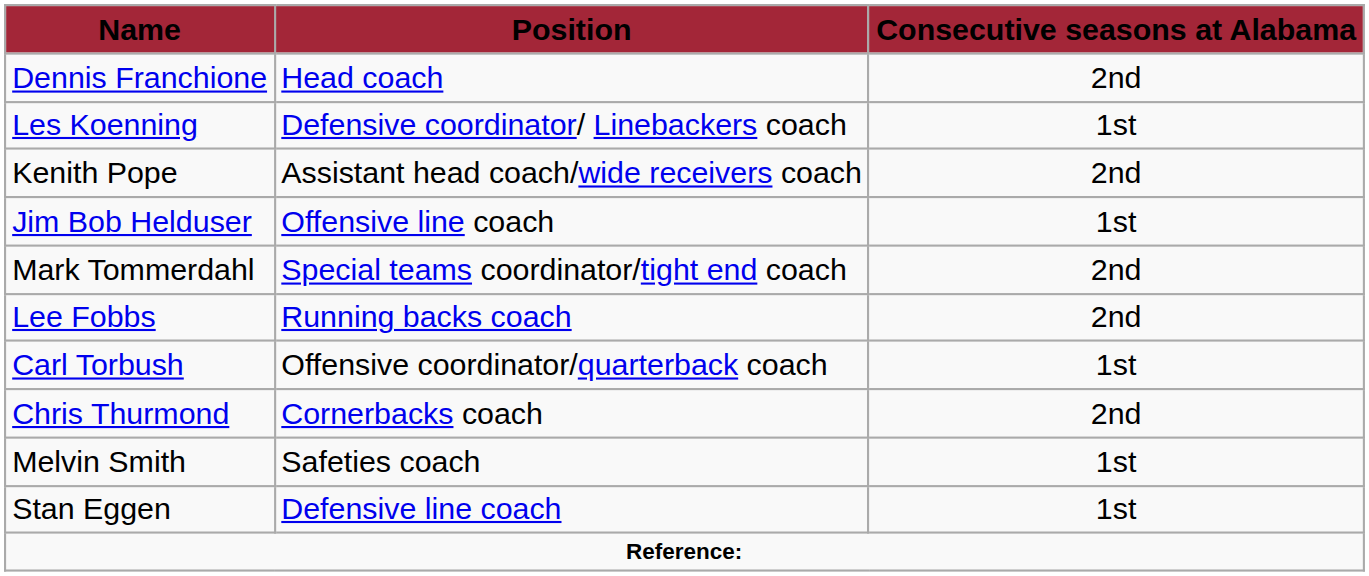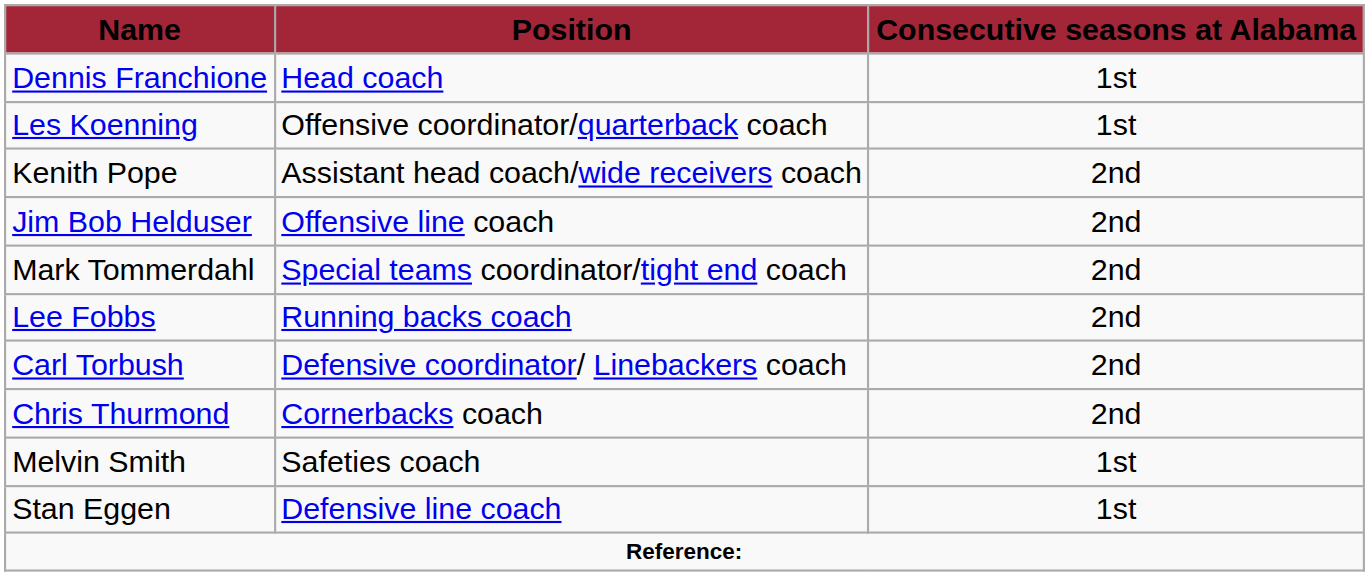(1116, 77) 2nd -> (1116, 77) 1st
(564, 125) Defensive coordinator/ Linebackers coach -> (554, 125) Offensive coordinator/quarterback coach
(1116, 221) 1st -> (1116, 221) 2nd
(554, 365) Offensive coordinator/quarterback coach -> (564, 365) Defensive coordinator/ Linebackers coach
(1116, 365) 1st -> (1116, 365) 2nd
